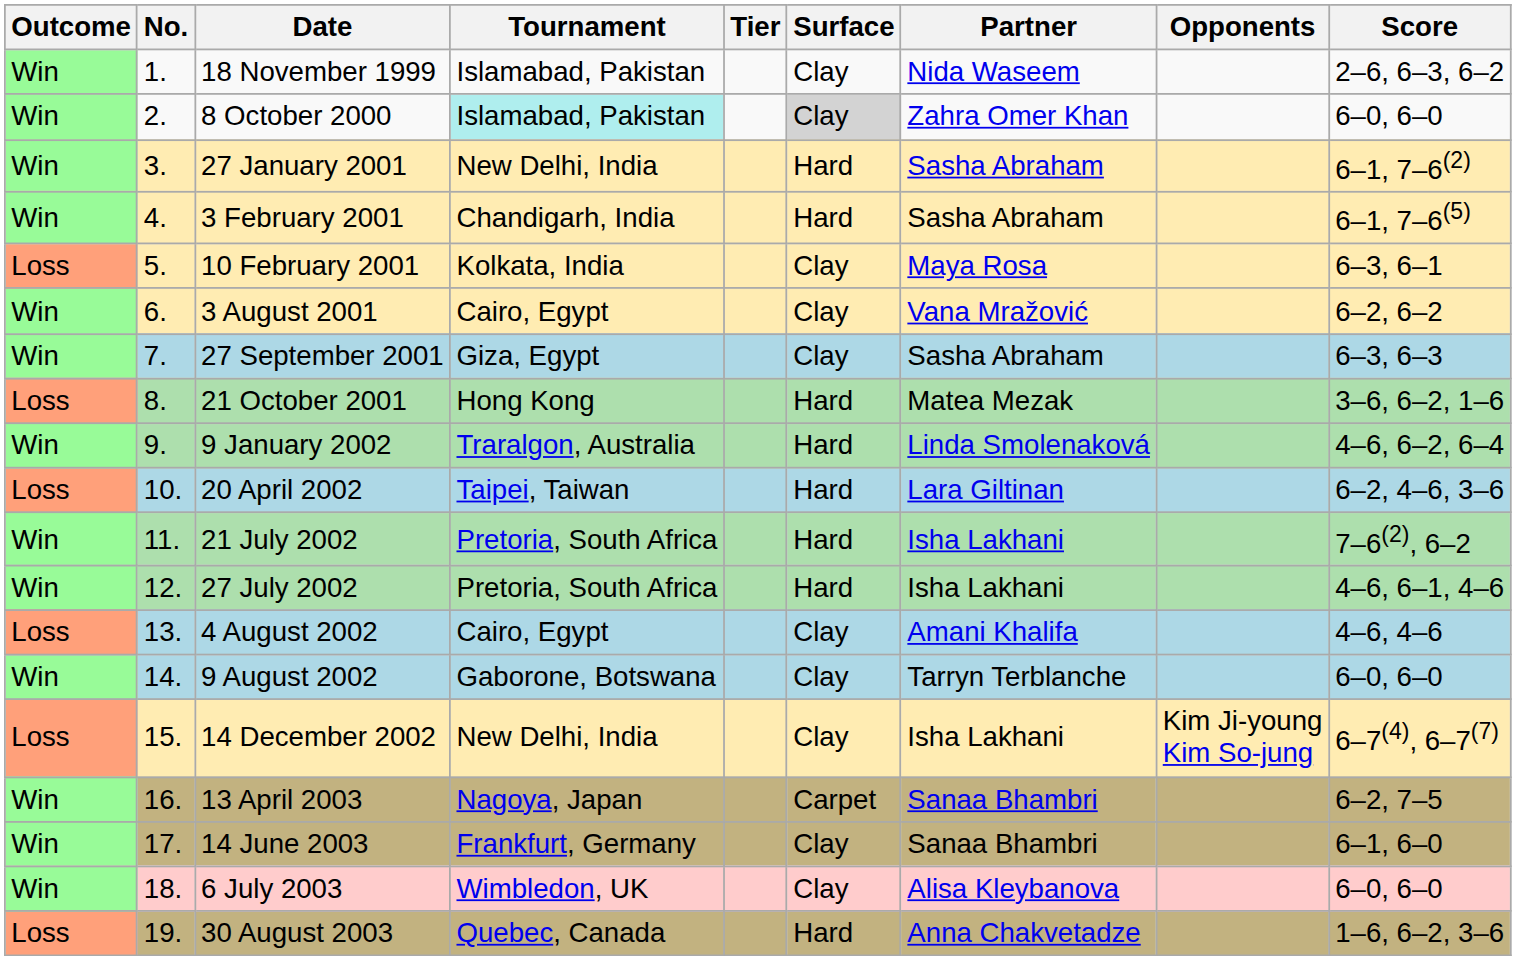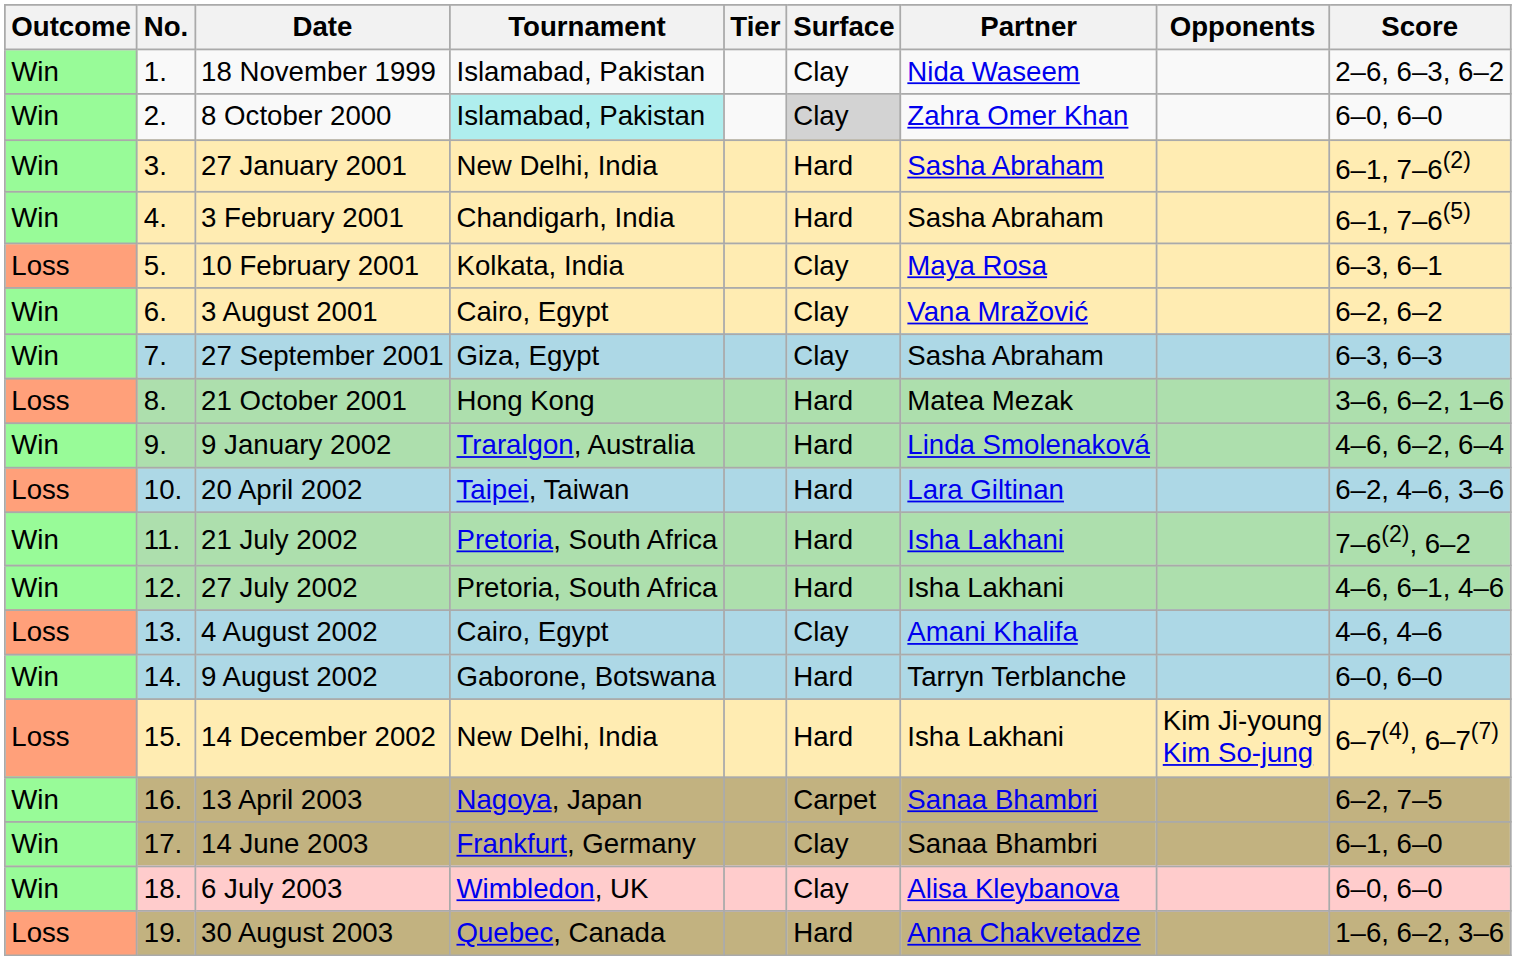(821, 676) Clay -> (823, 676) Hard
(821, 737) Clay -> (823, 737) Hard
